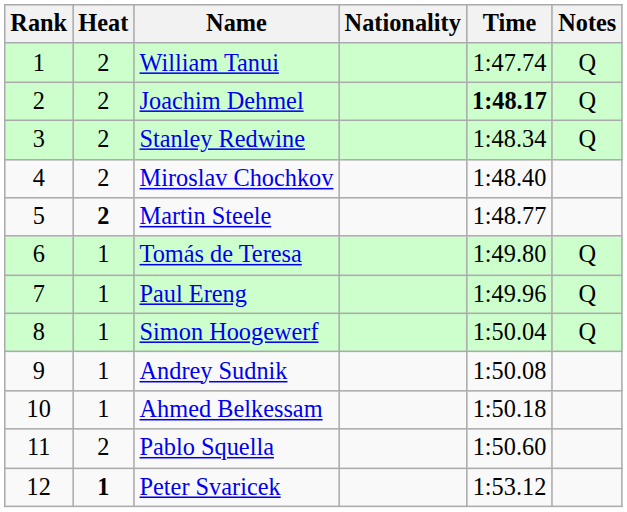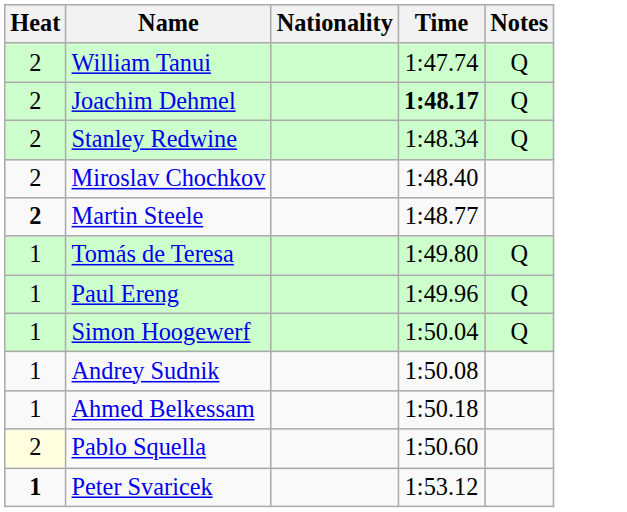- column: (39, 23)
(103, 448) no background -> (35, 448) lightyellow background
